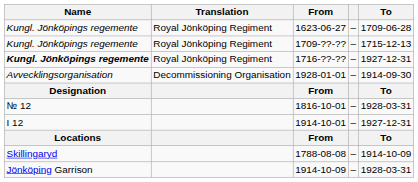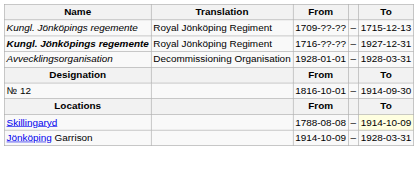- row: (321, 28)
(386, 75) 1914-09-30 -> (386, 59) 1928-03-31
(386, 106) 1928-03-31 -> (386, 91) 1914-09-30
- row: (321, 122)
(386, 153) no background -> (386, 122) lightyellow background
